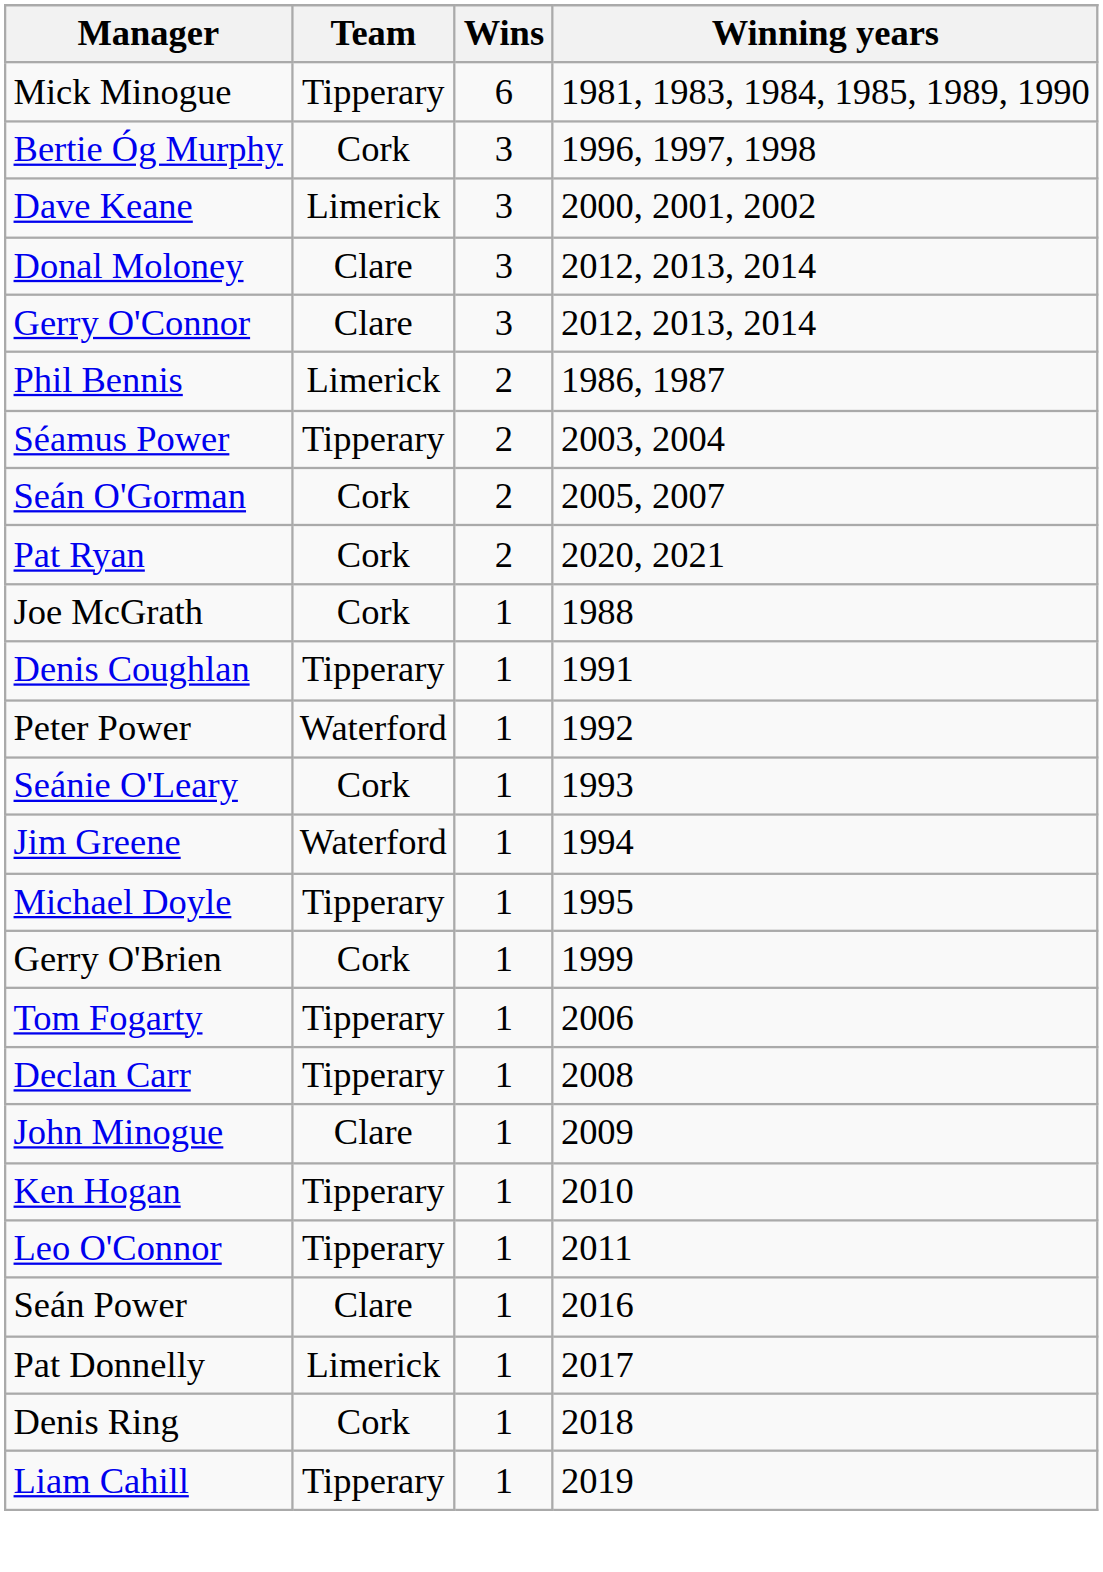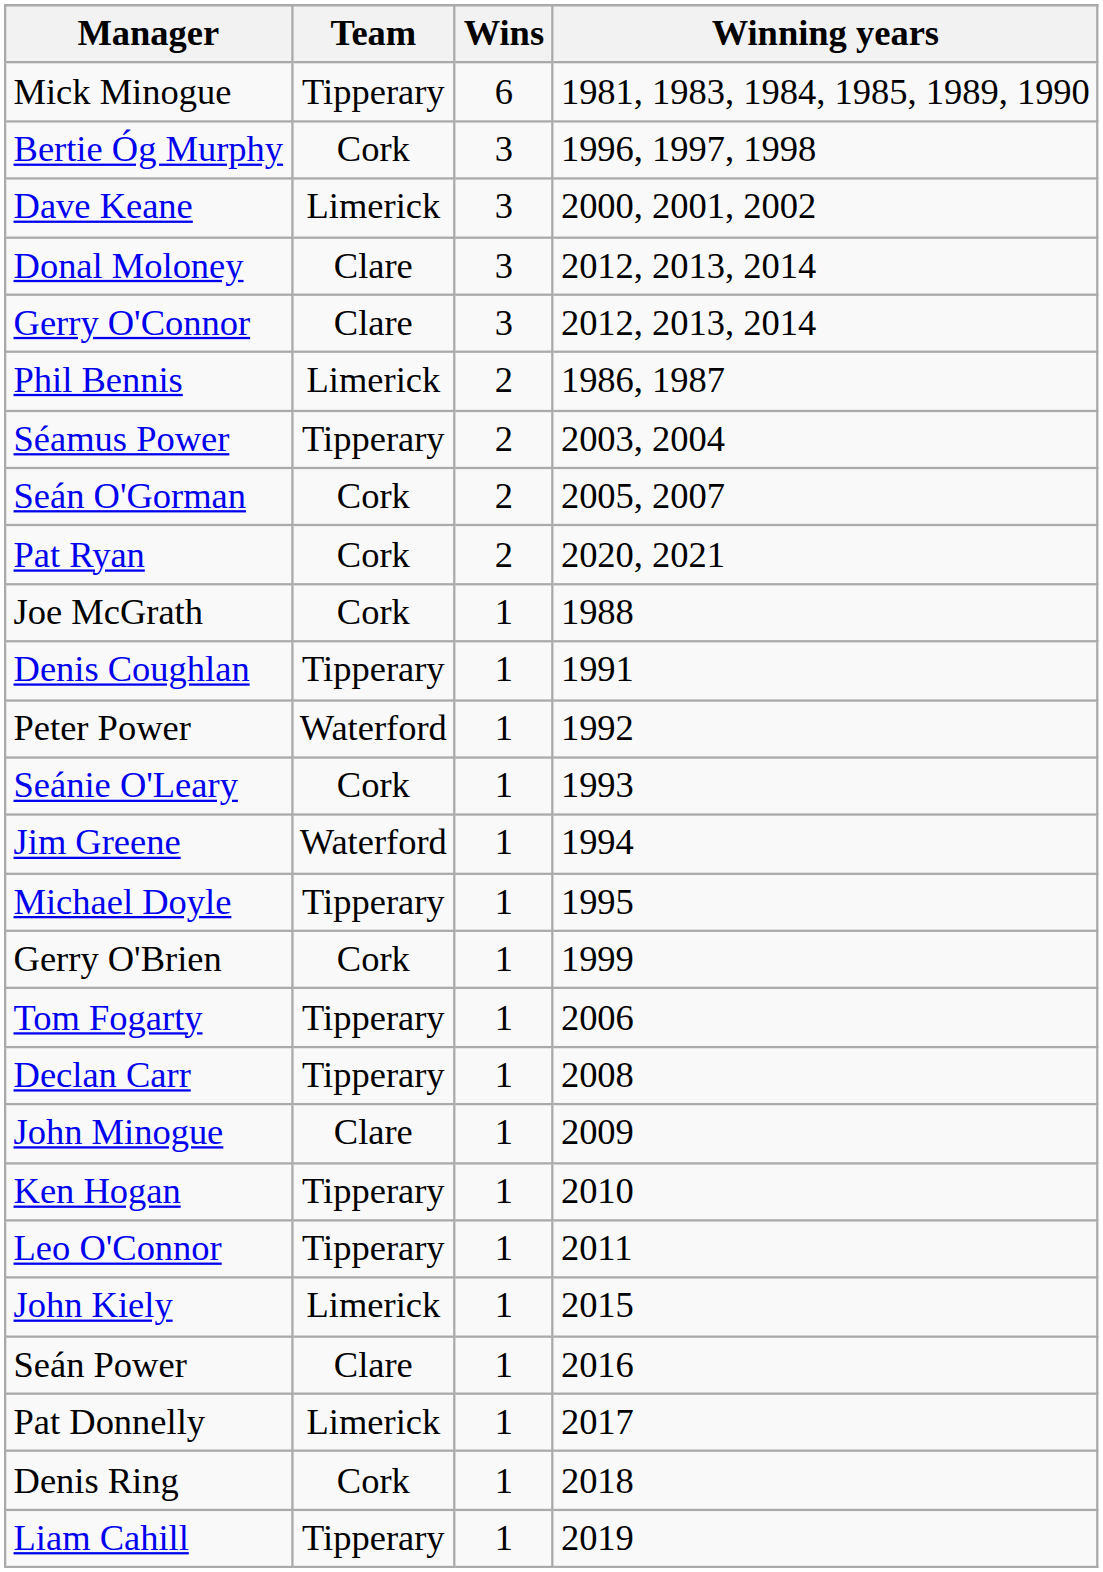+ row: (93, 1306)
